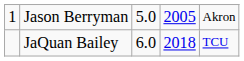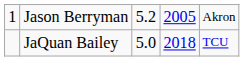(146, 17) 5.0 -> (146, 17) 5.2
(146, 42) 6.0 -> (146, 42) 5.0
